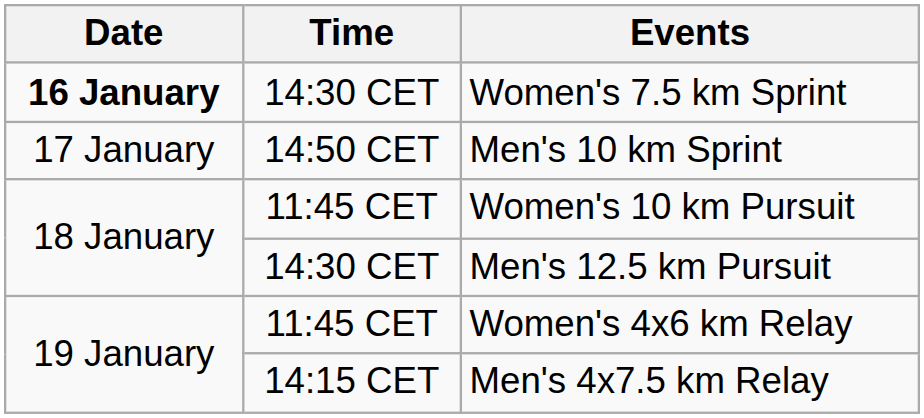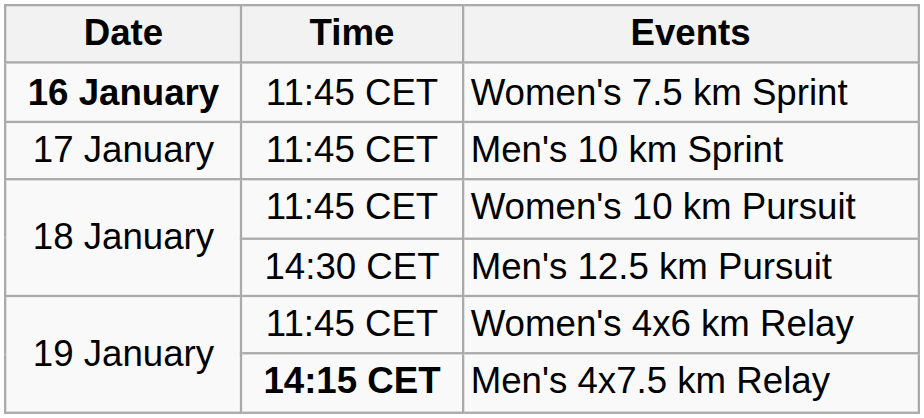(352, 91) 14:30 CET -> (352, 91) 11:45 CET
(352, 149) 14:50 CET -> (352, 149) 11:45 CET
(352, 382) normal -> (352, 382) bold
